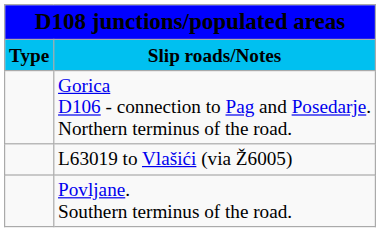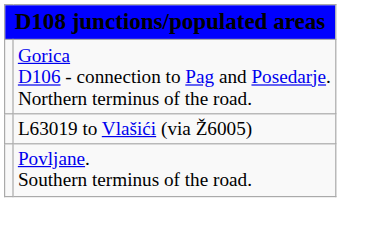- row: (215, 54)
